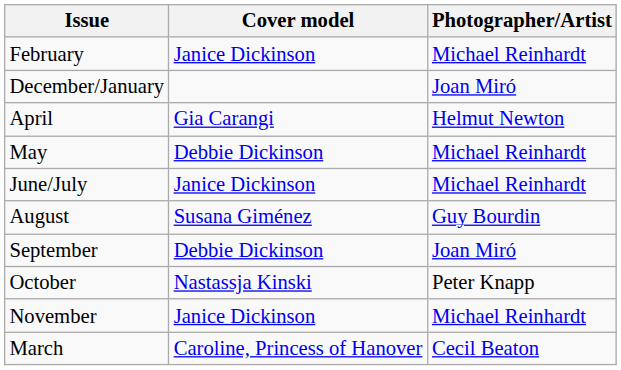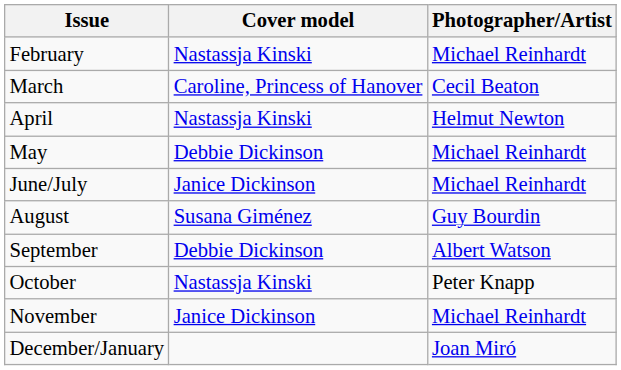(244, 53) Janice Dickinson -> (243, 53) Nastassja Kinski
rows swapped: (36, 348) <-> (87, 86)
(224, 119) Gia Carangi -> (243, 119) Nastassja Kinski
(474, 250) Joan Miró -> (491, 250) Albert Watson
